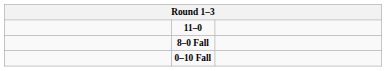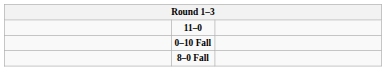rows swapped: (193, 58) <-> (193, 43)
